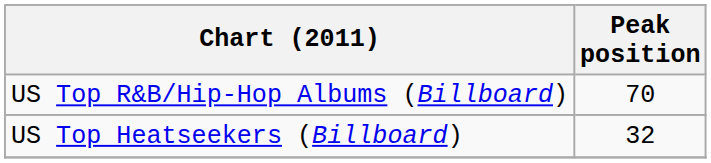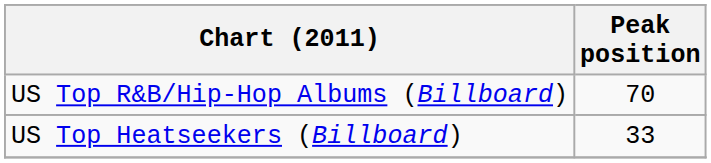(640, 136) 32 -> (640, 136) 33
